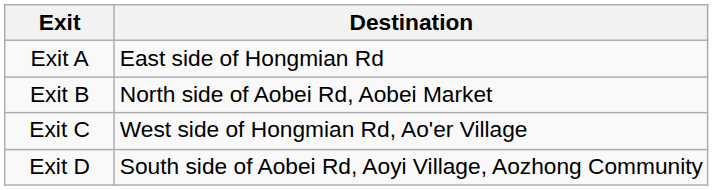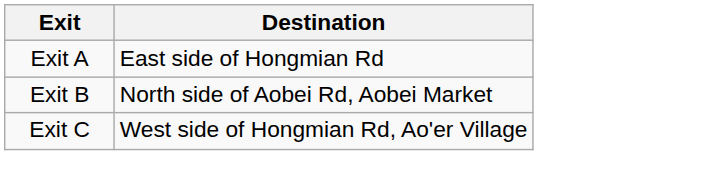- row: (60, 166)
